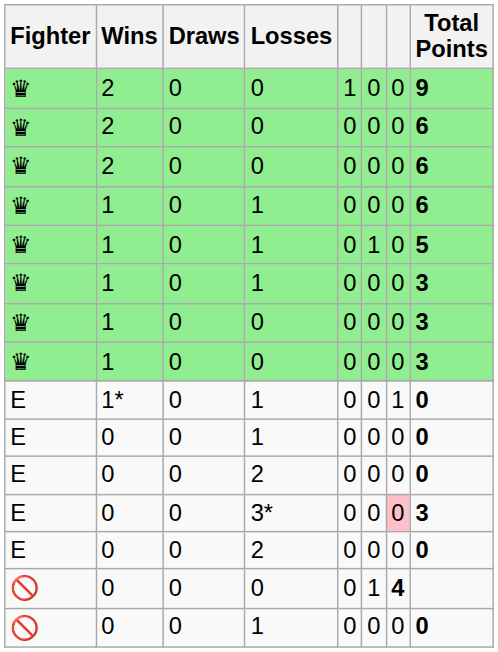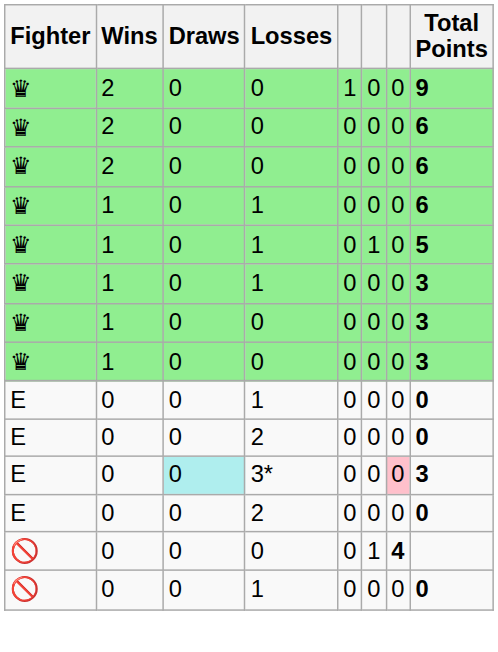- row: (113, 399)
(175, 512) no background -> (175, 474) paleturquoise background
